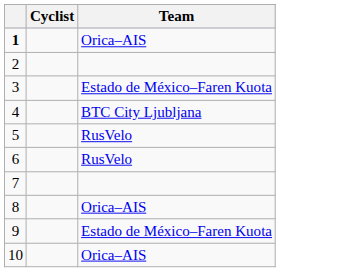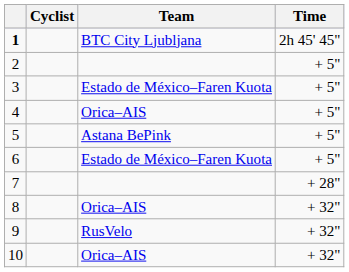+ column: (310, 16)
(114, 40) Orica–AIS -> (141, 40) BTC City Ljubljana
(141, 111) BTC City Ljubljana -> (114, 111) Orica–AIS
(107, 135) RusVelo -> (126, 135) Astana BePink
(107, 159) RusVelo -> (177, 159) Estado de México–Faren Kuota
(177, 231) Estado de México–Faren Kuota -> (107, 231) RusVelo
